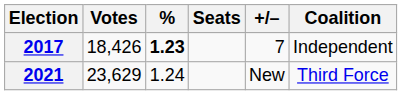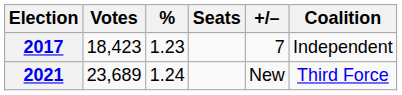(114, 47) 18,426 -> (114, 47) 18,423
(167, 47) bold -> (167, 47) normal
(114, 75) 23,629 -> (114, 75) 23,689
